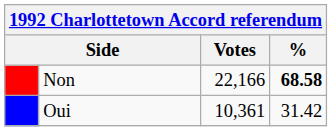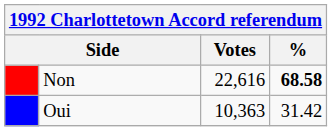(240, 80) 22,166 -> (240, 80) 22,616
(240, 110) 10,361 -> (240, 110) 10,363
